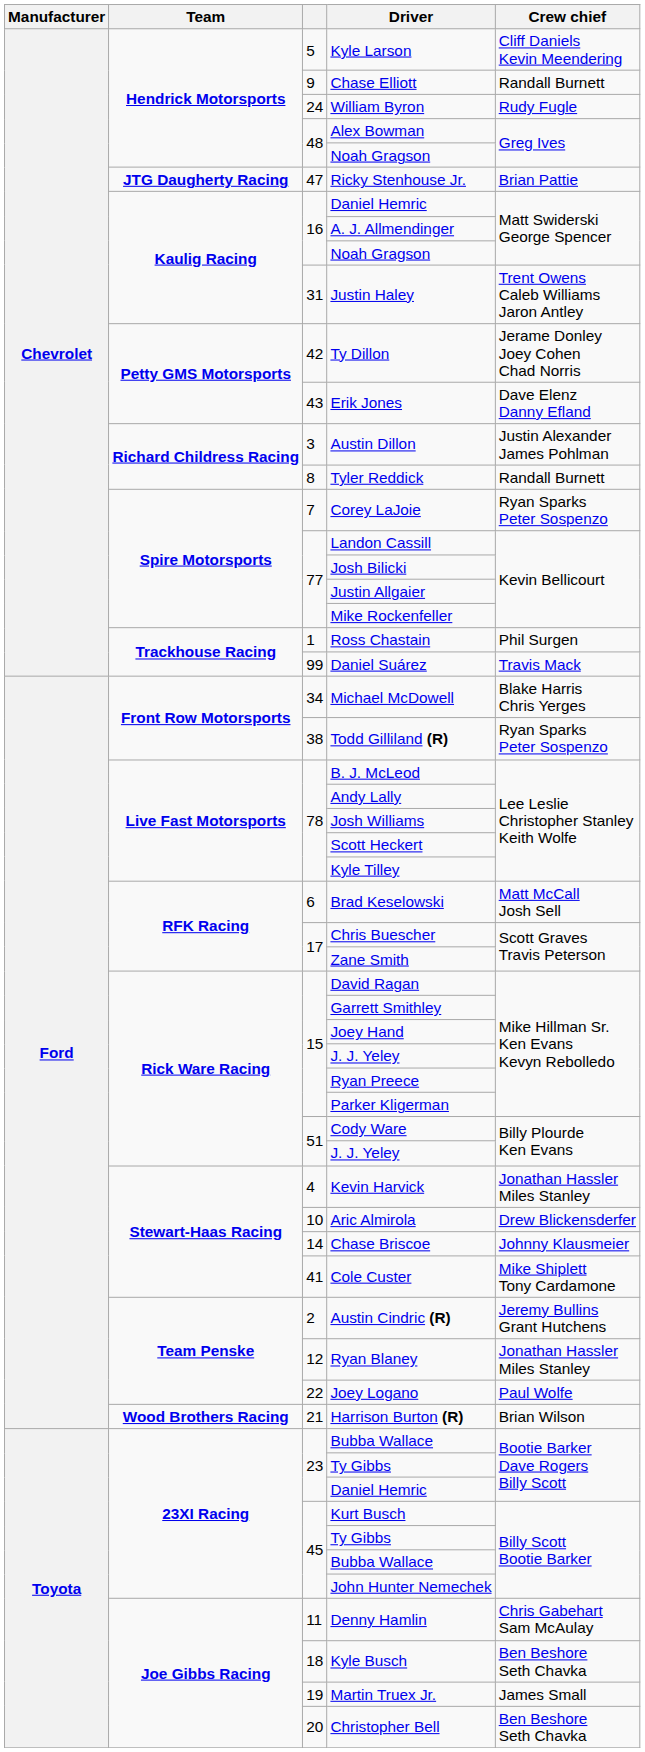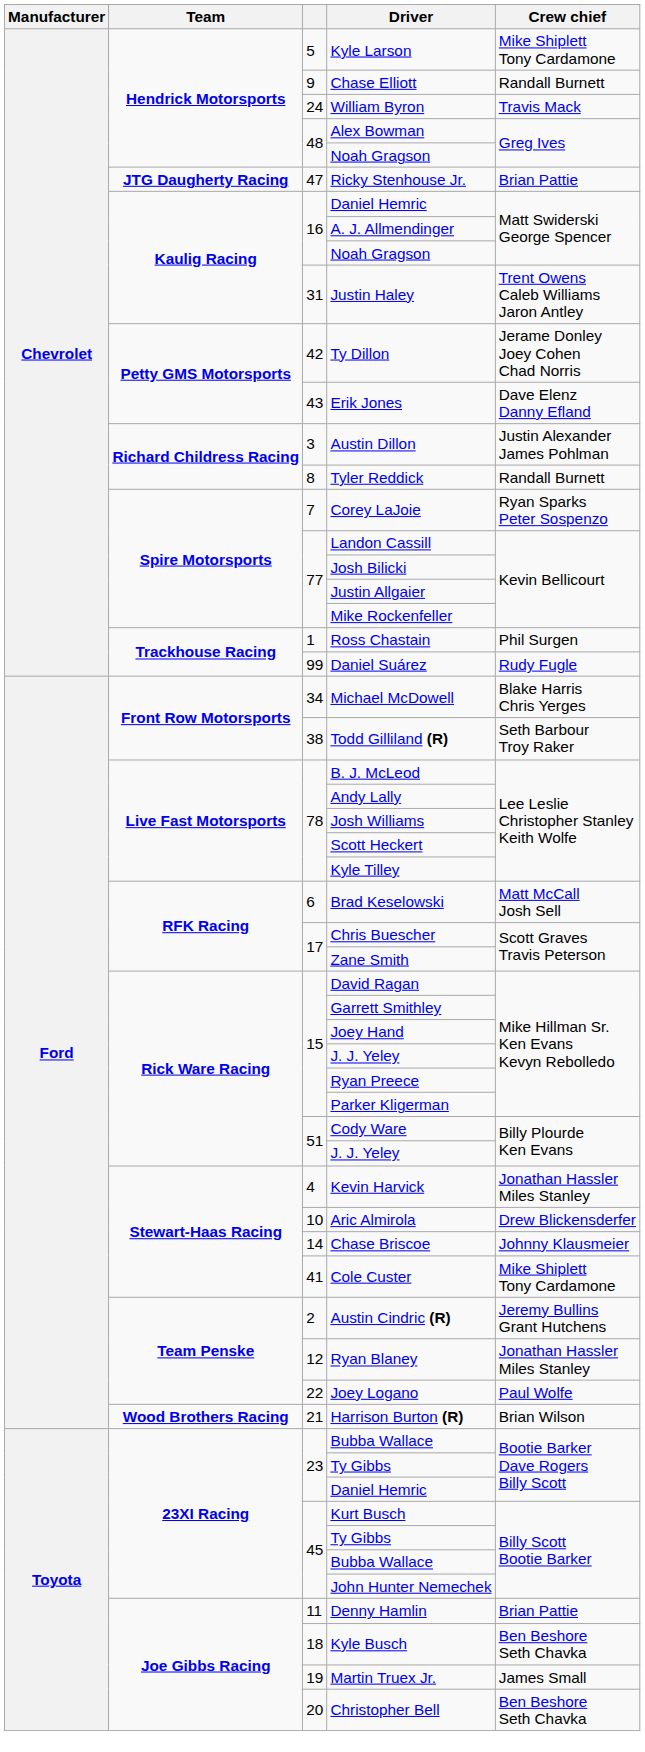(561, 50) Cliff Daniels Kevin Meendering -> (557, 50) Mike Shiplett Tony Cardamone
(538, 107) Rudy Fugle -> (540, 107) Travis Mack
(540, 665) Travis Mack -> (538, 665) Rudy Fugle
(553, 739) Ryan Sparks Peter Sospenzo -> (544, 739) Seth Barbour Troy Raker
(551, 1620) Chris Gabehart Sam McAulay -> (538, 1611) Brian Pattie
